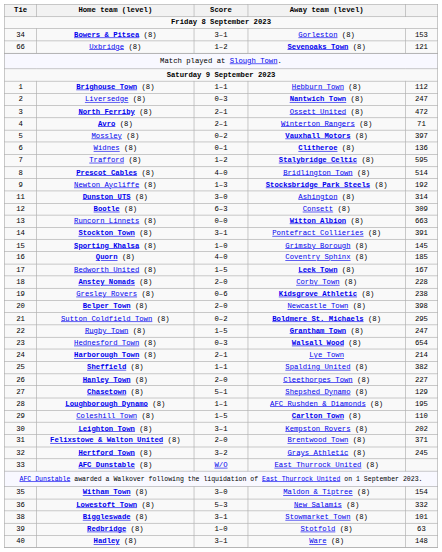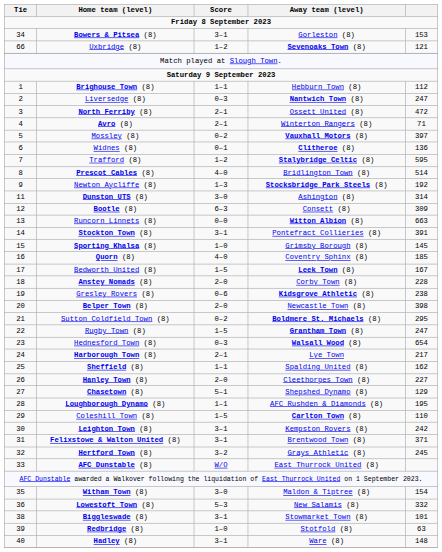(421, 355) 214 -> (421, 355) 217
(421, 367) 382 -> (421, 367) 162
(421, 428) 202 -> (421, 428) 242
(221, 440) 2–0 -> (221, 440) 3–1
